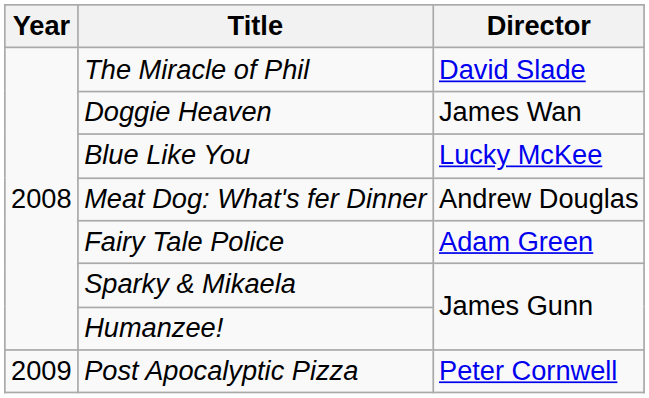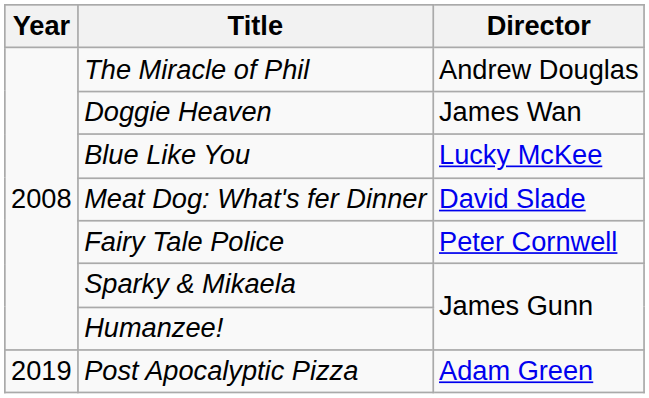(512, 69) David Slade -> (539, 69) Andrew Douglas
(539, 198) Andrew Douglas -> (512, 198) David Slade
(516, 241) Adam Green -> (528, 241) Peter Cornwell
(41, 371) 2009 -> (41, 371) 2019
(528, 371) Peter Cornwell -> (516, 371) Adam Green
